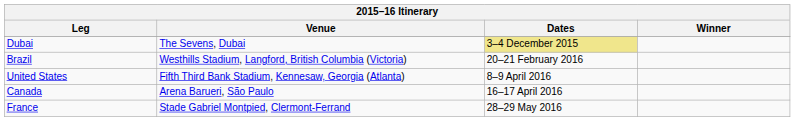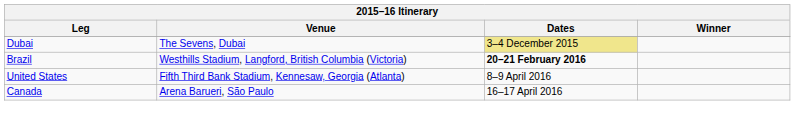(535, 60) normal -> (536, 60) bold
- row: (22, 108)
